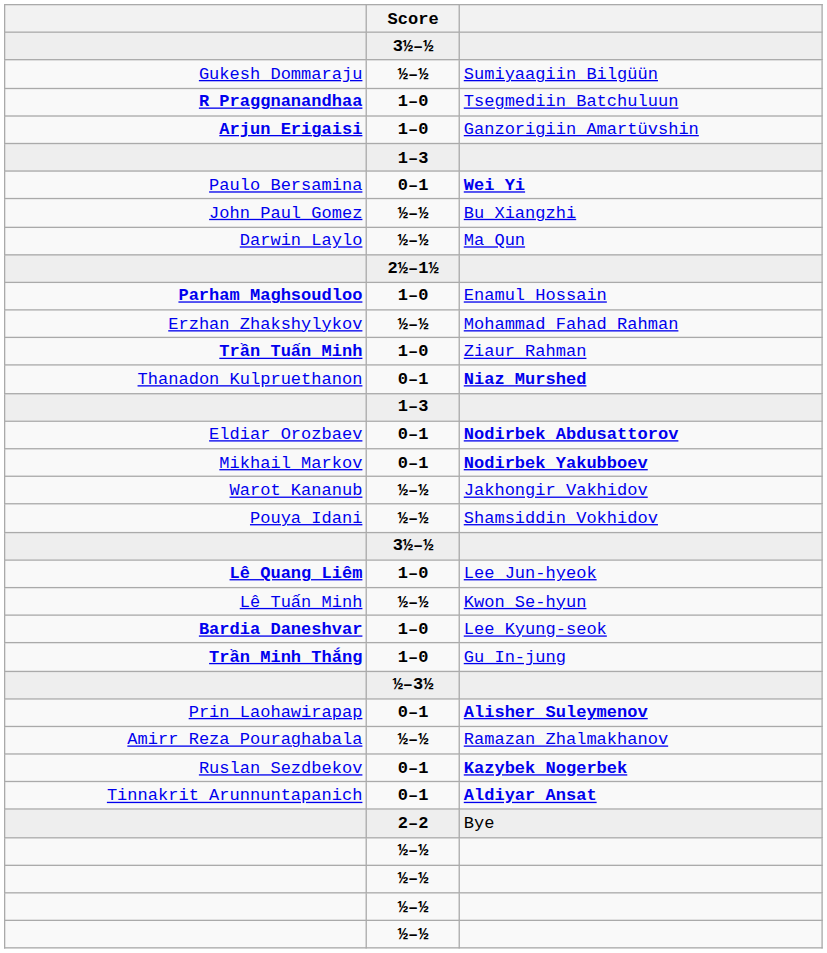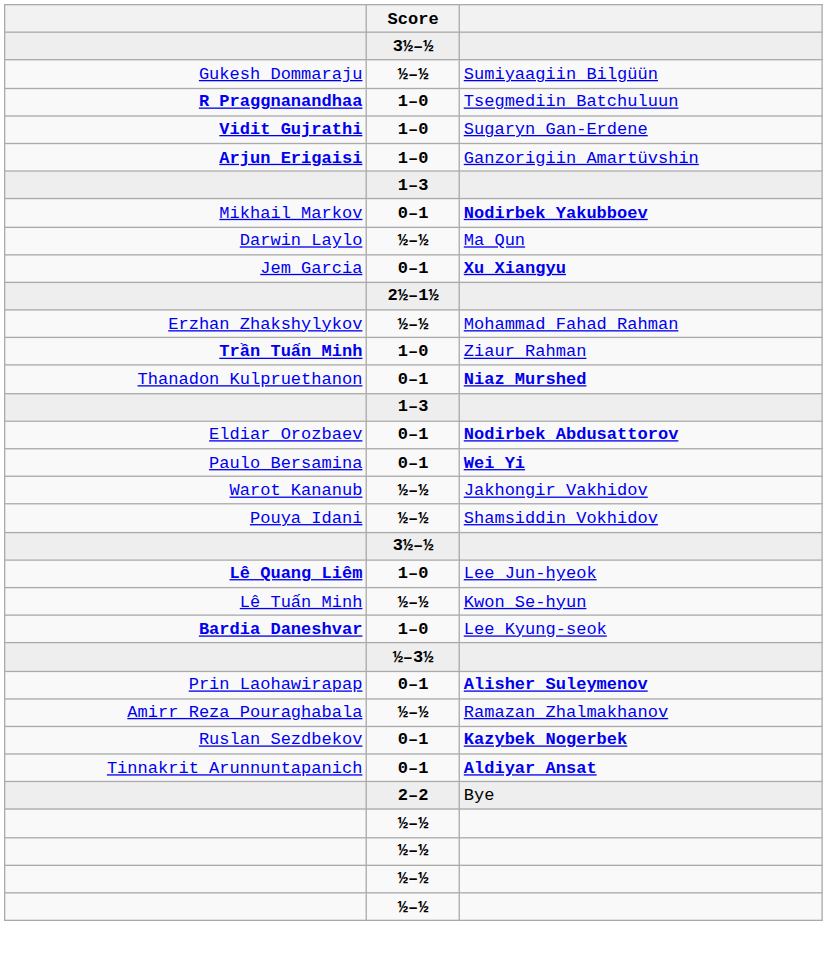+ row: (413, 130)
rows swapped: (413, 185) <-> (413, 463)
- row: (413, 213)
+ row: (413, 268)
- row: (413, 296)
- row: (413, 657)
